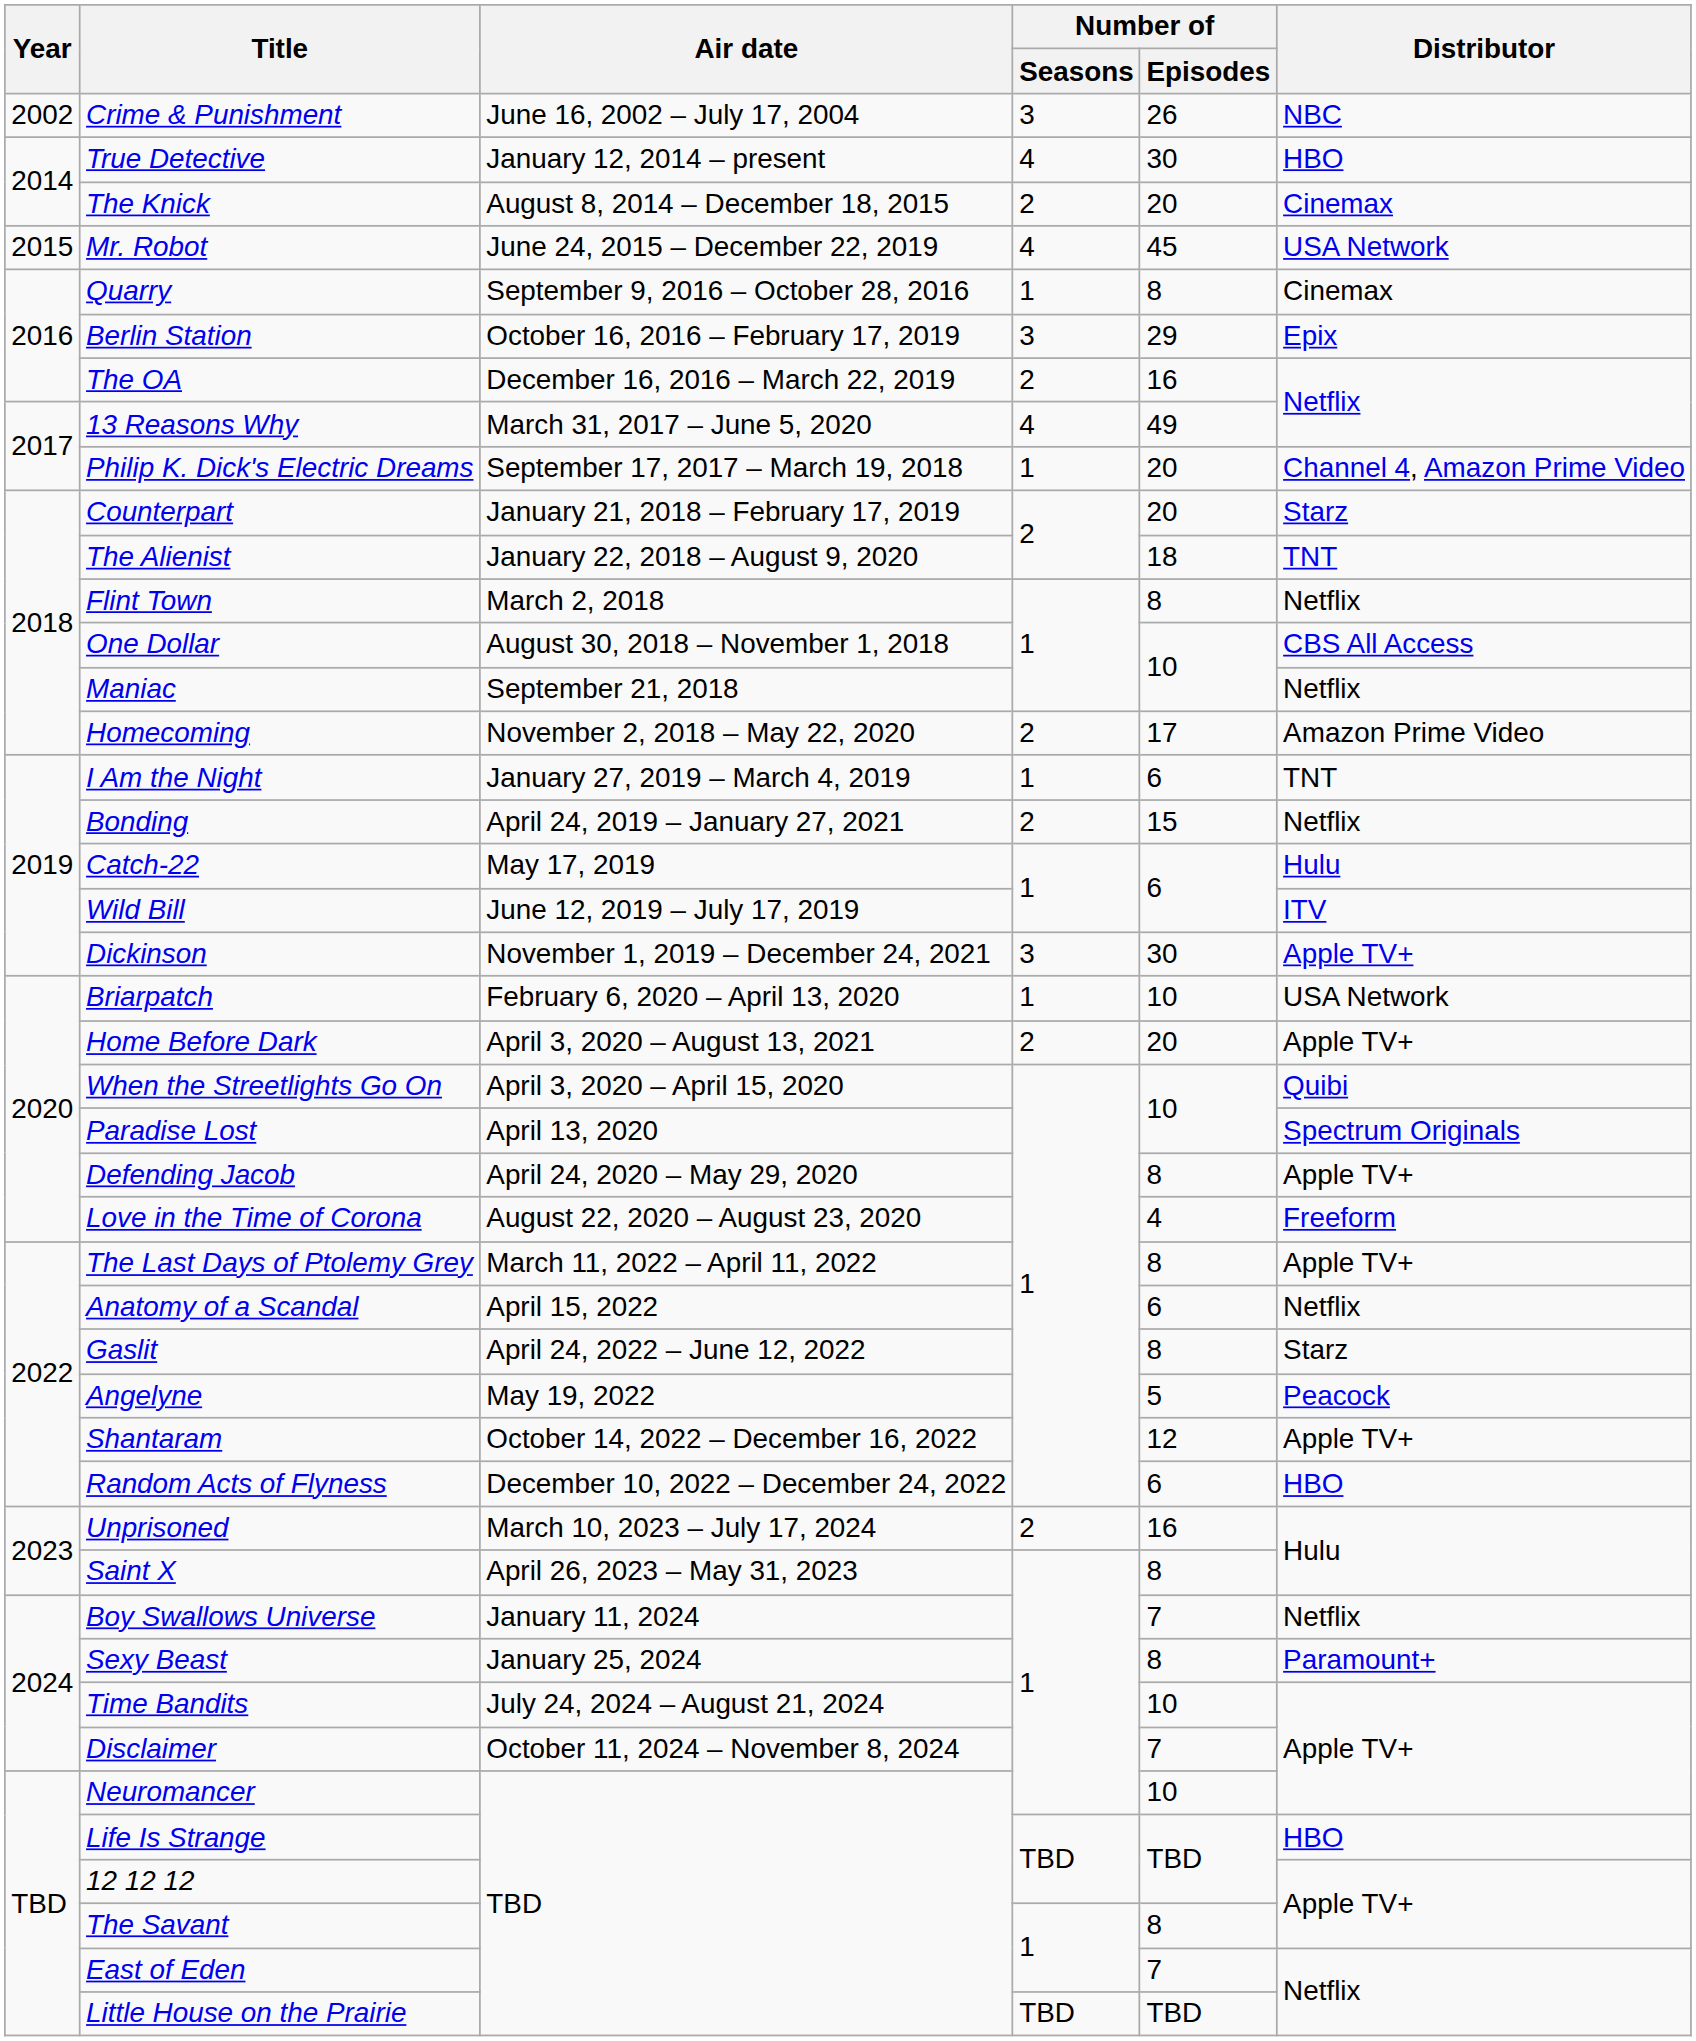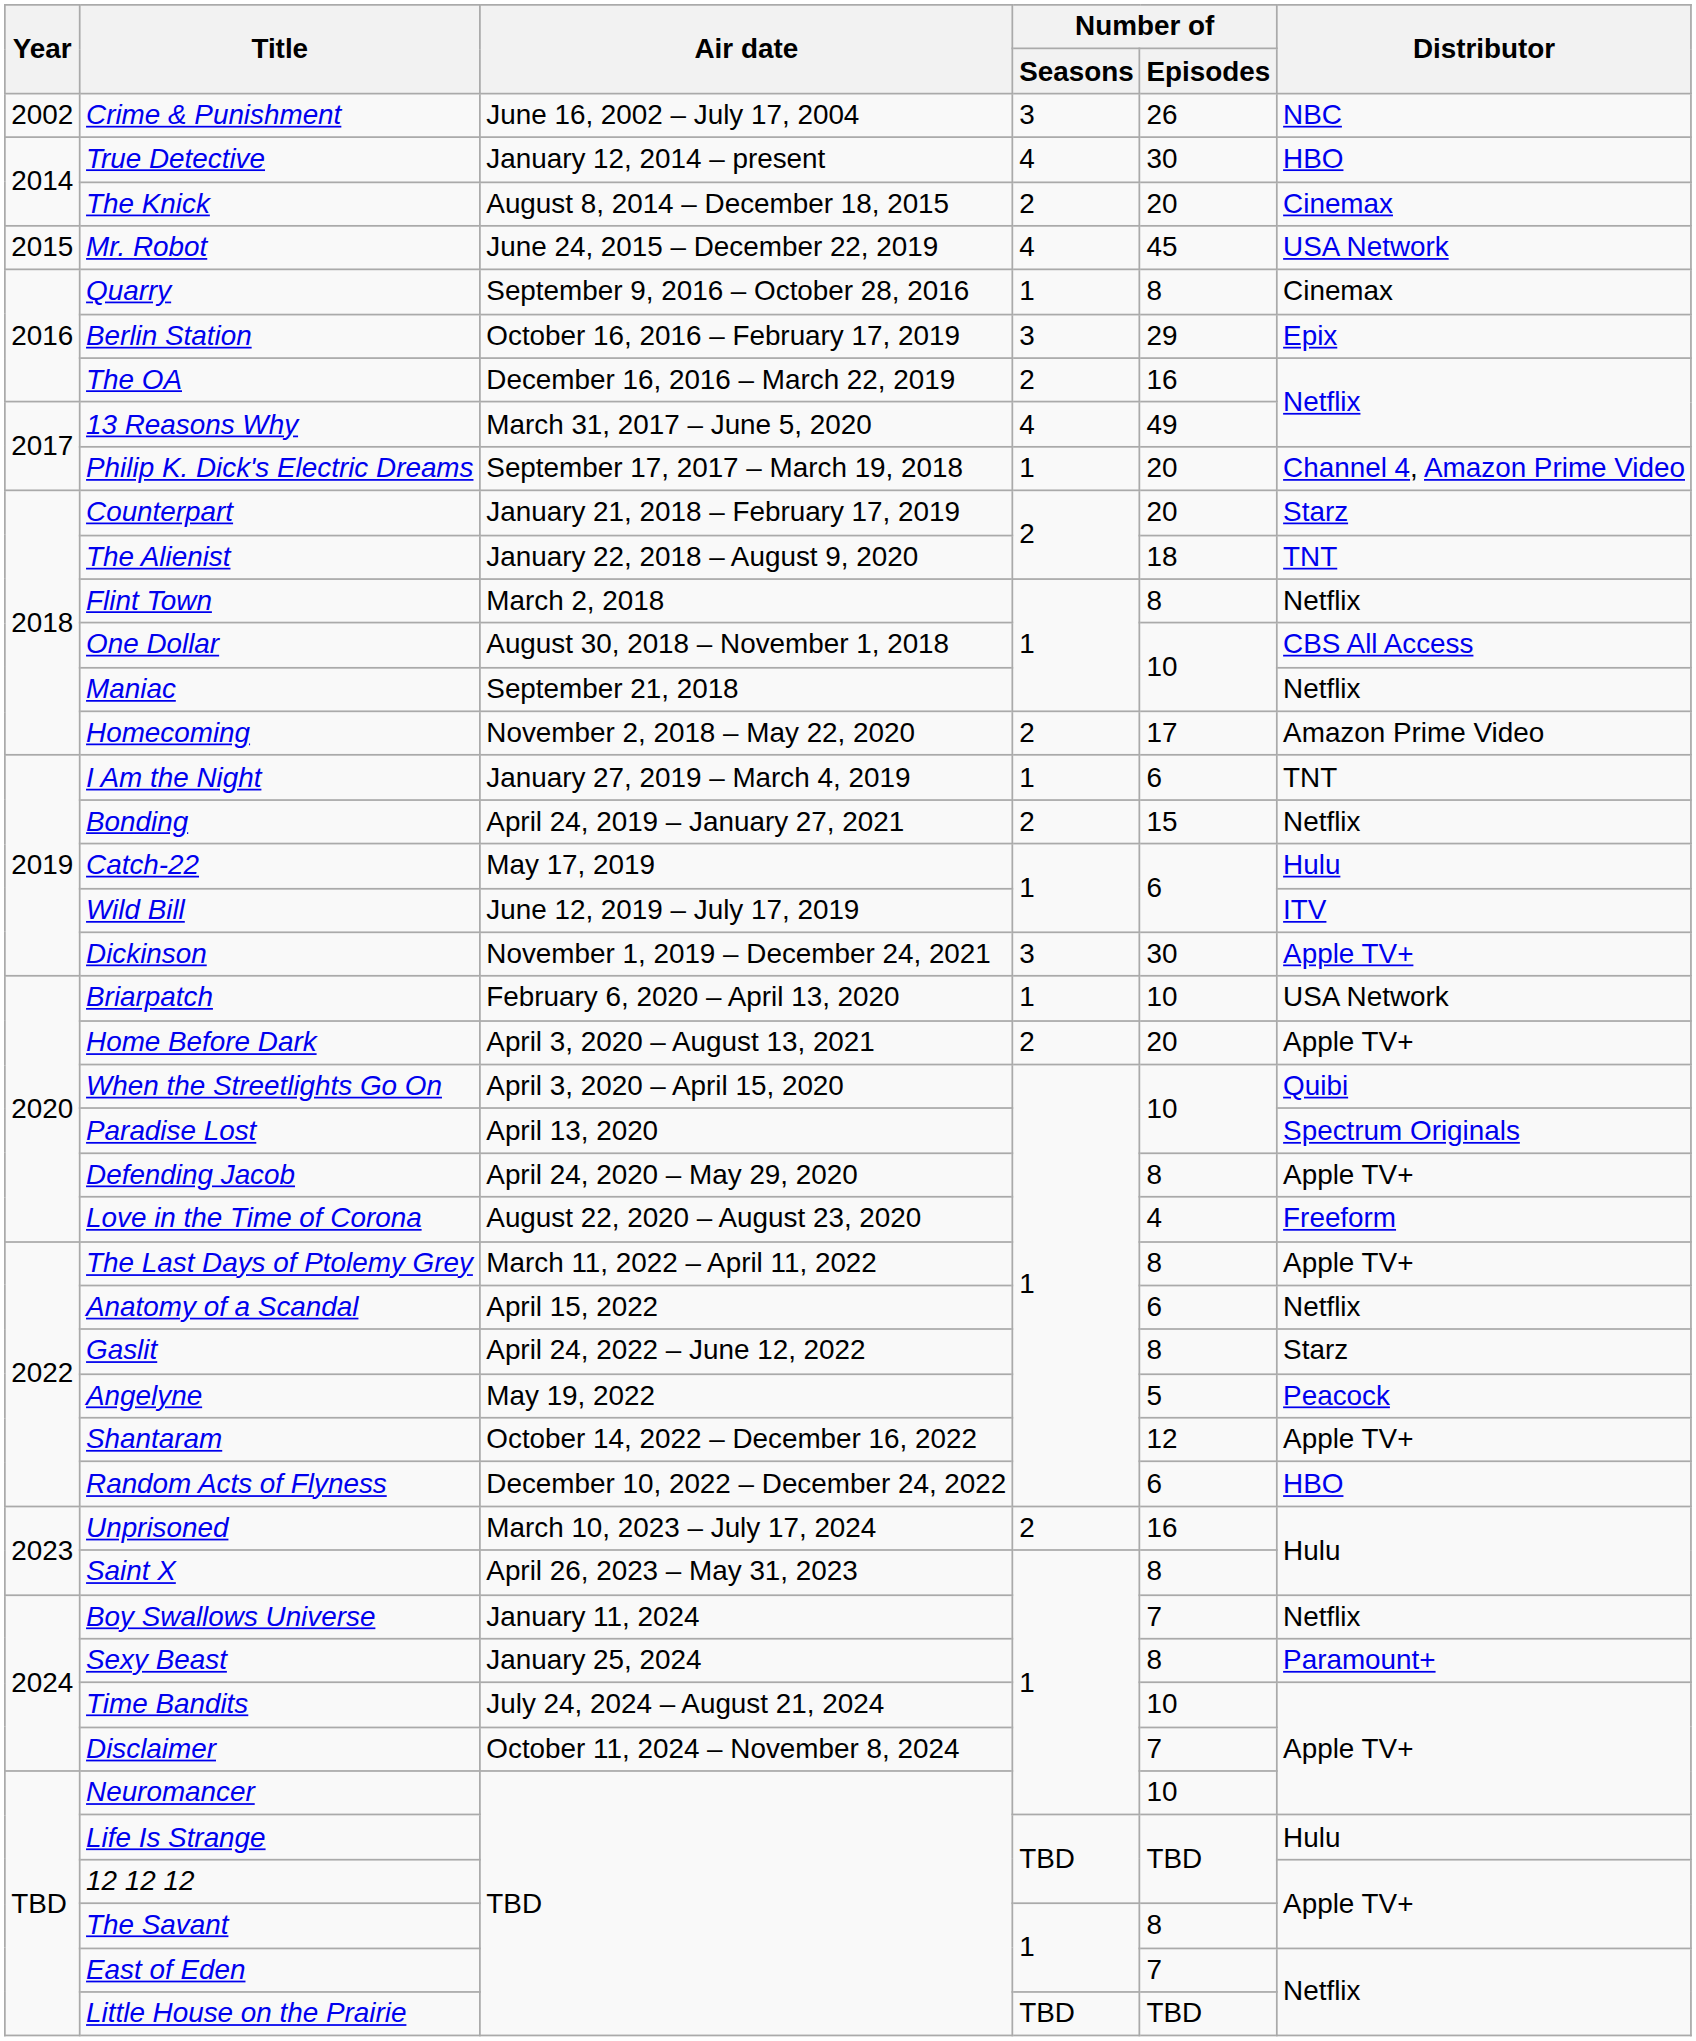(1313, 1836) HBO -> (1312, 1836) Hulu
